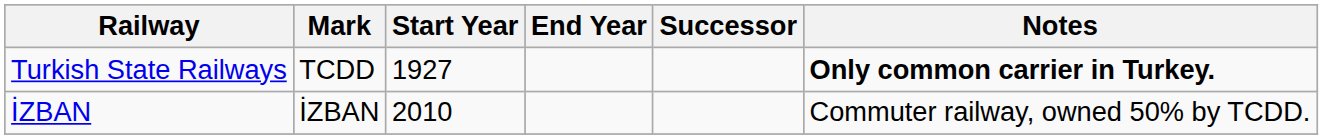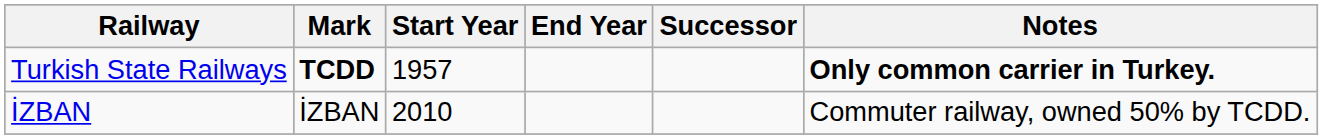(337, 69) normal -> (337, 69) bold
(422, 69) 1927 -> (422, 69) 1957
